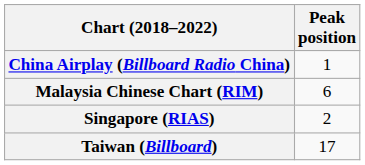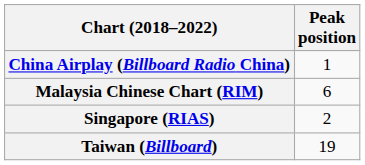(327, 145) 17 -> (327, 145) 19
